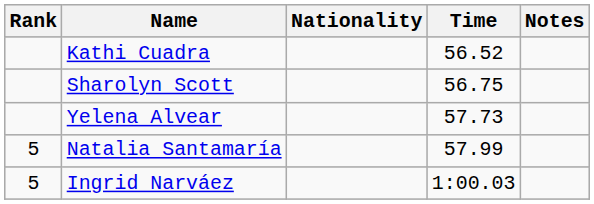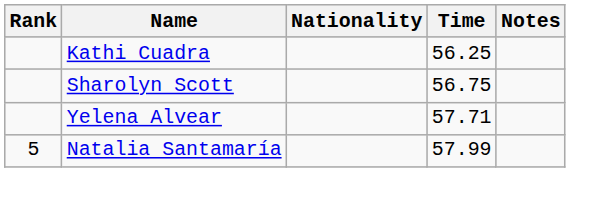(474, 53) 56.52 -> (462, 53) 56.25
(474, 118) 57.73 -> (462, 118) 57.71
- row: (150, 183)
